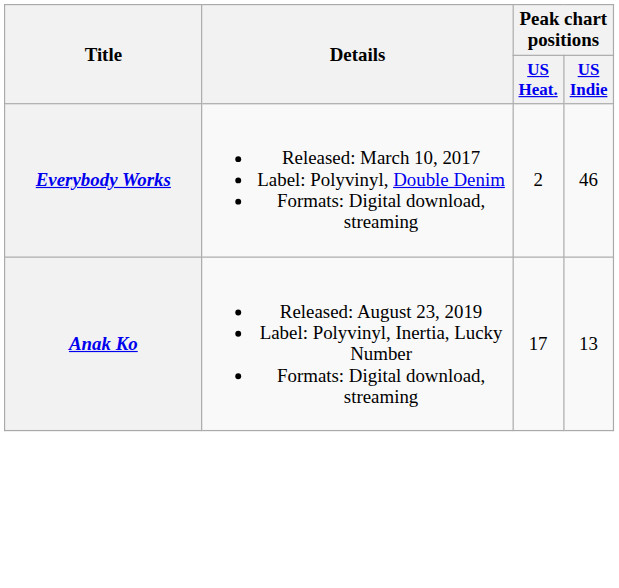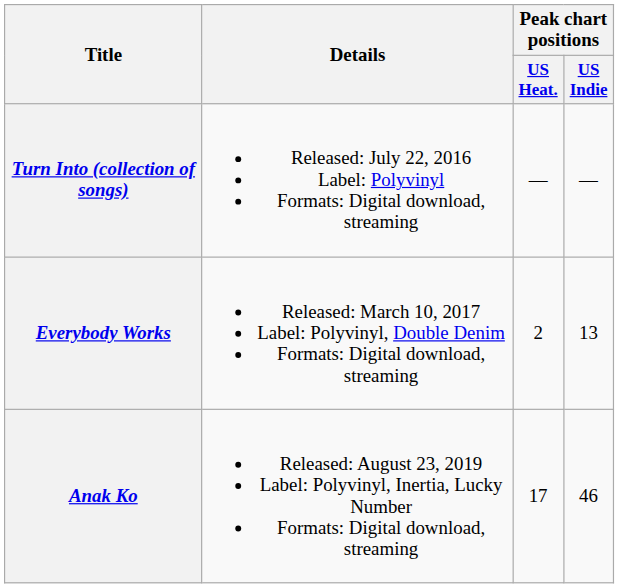+ row: (103, 180)
(589, 180) 46 -> (589, 332) 13
(589, 343) 13 -> (589, 496) 46
